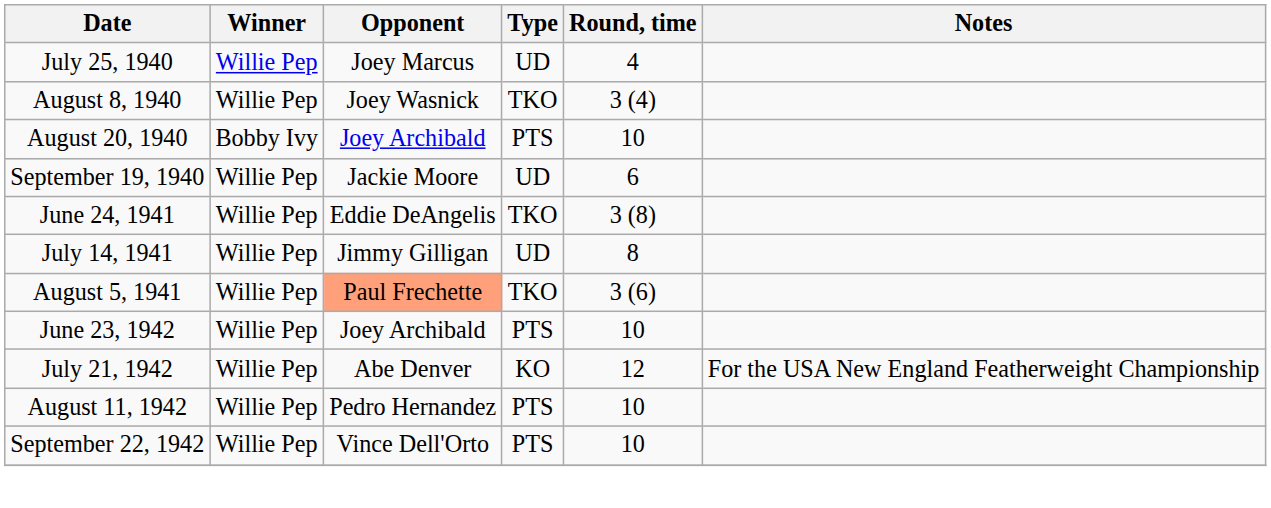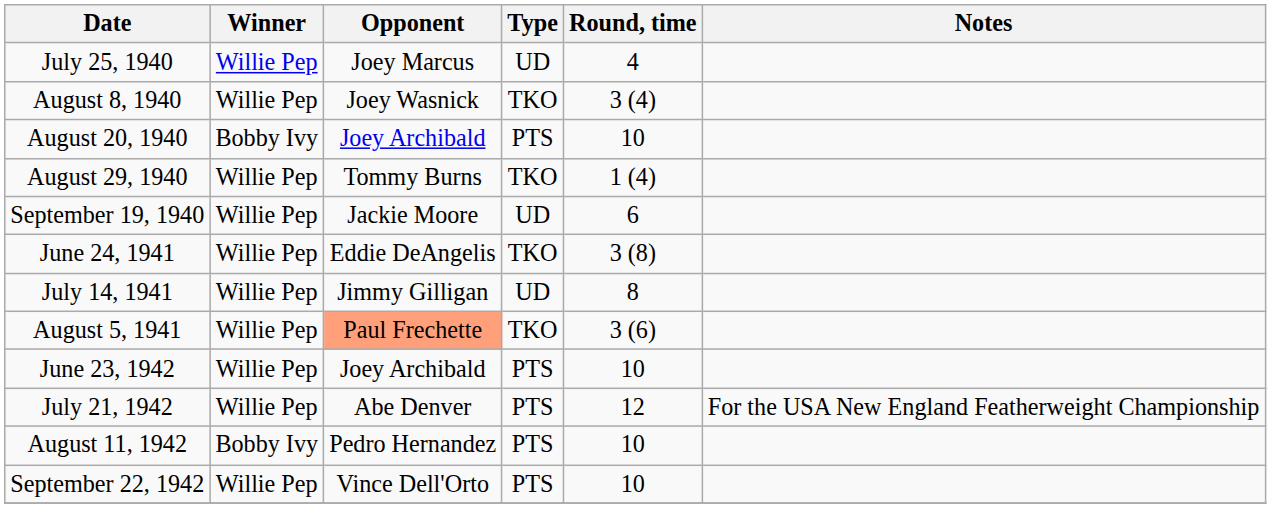+ row: (107, 176)
(533, 368) KO -> (533, 406) PTS
(267, 406) Willie Pep -> (267, 445) Bobby Ivy
